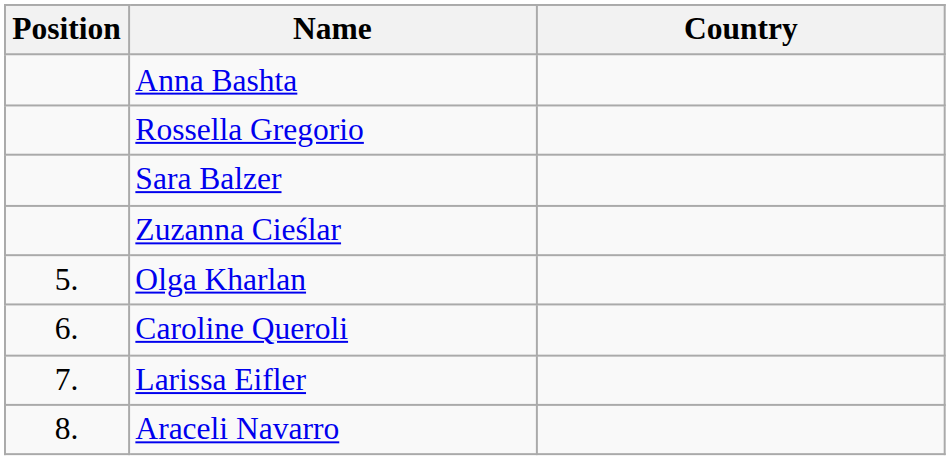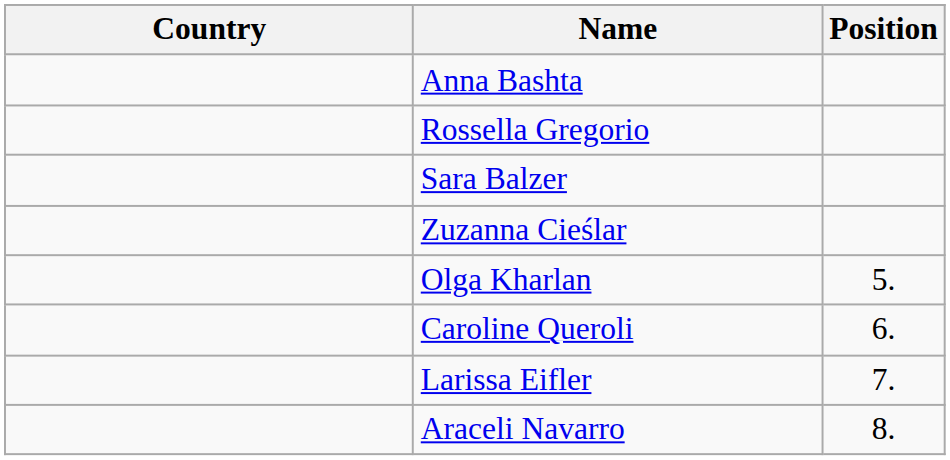columns swapped: (67, 29) <-> (741, 29)
